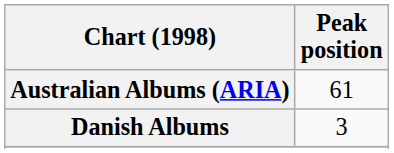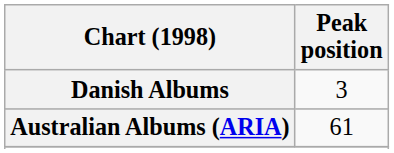rows swapped: (150, 89) <-> (150, 127)
